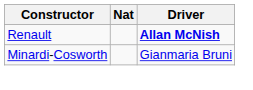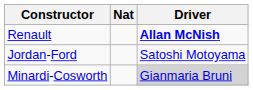+ row: (42, 55)
(186, 55) no background -> (186, 75) lightgrey background
